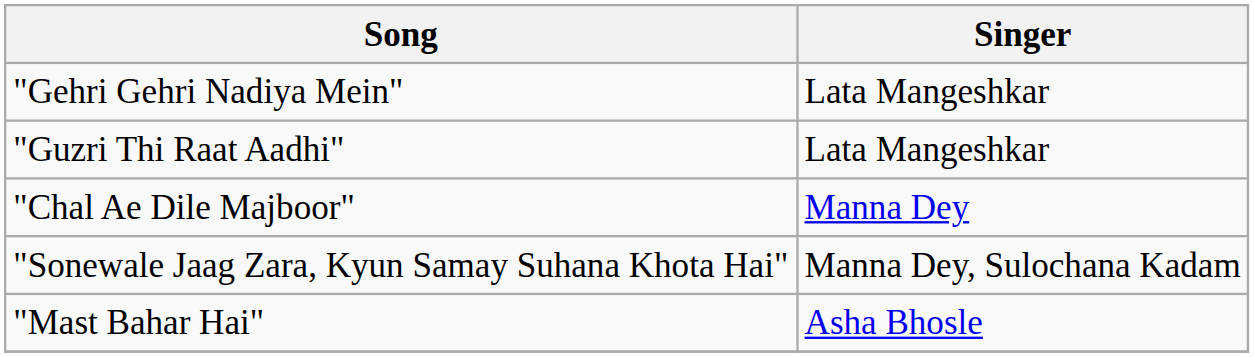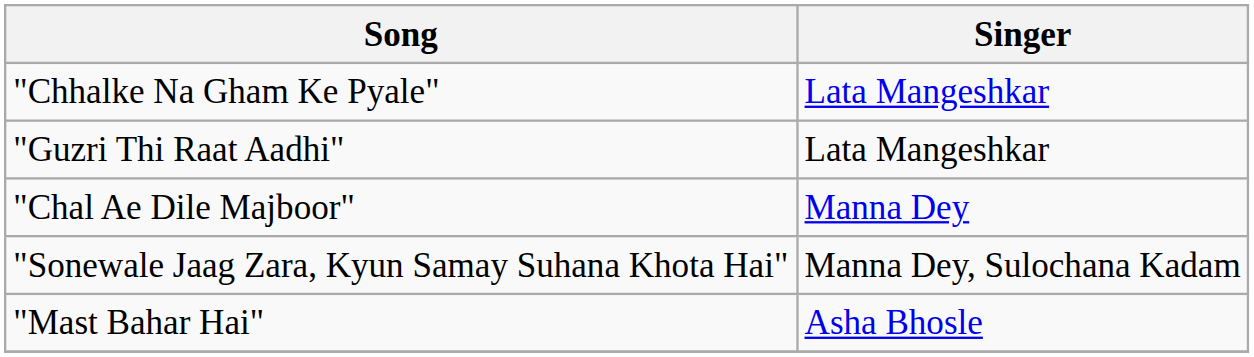+ row: (226, 91)
- row: (208, 91)
